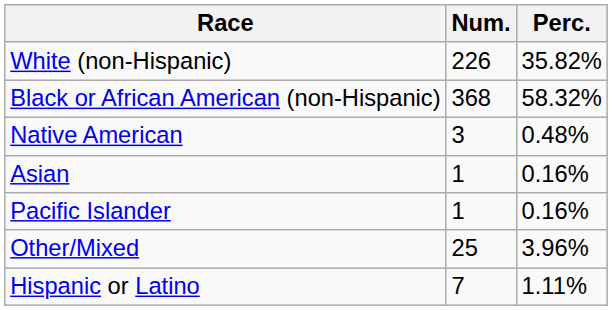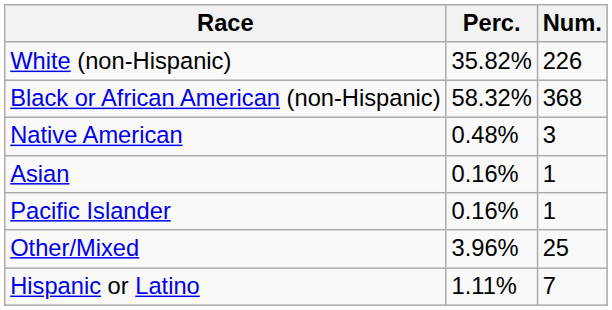columns swapped: (481, 23) <-> (562, 23)
